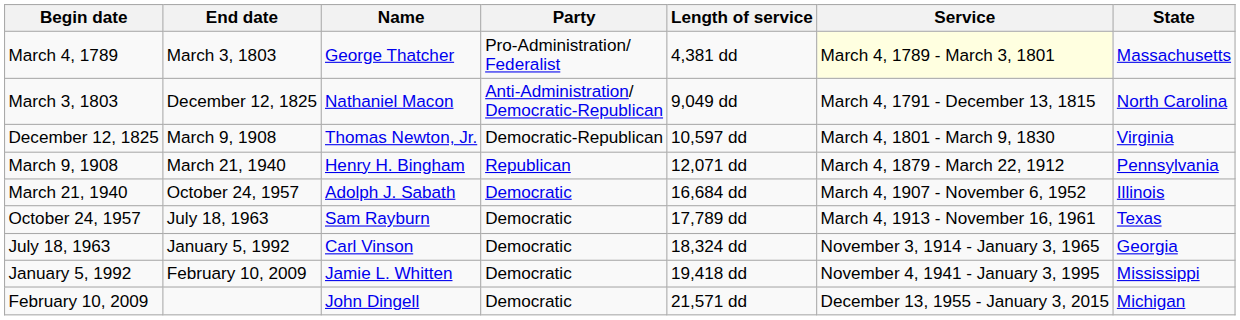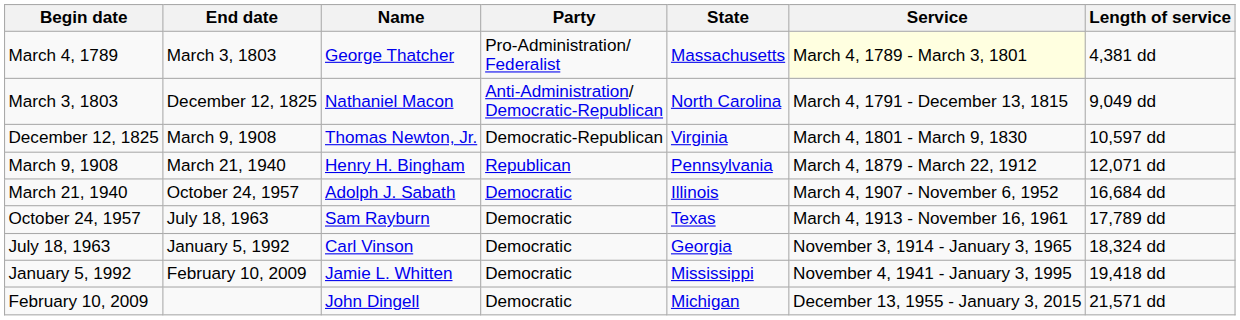columns swapped: (1174, 18) <-> (742, 18)
